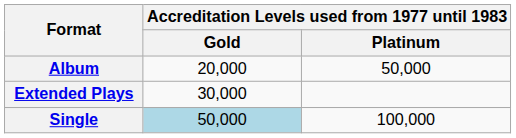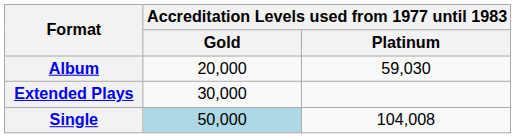(406, 68) 50,000 -> (406, 68) 59,030
(406, 119) 100,000 -> (406, 119) 104,008
